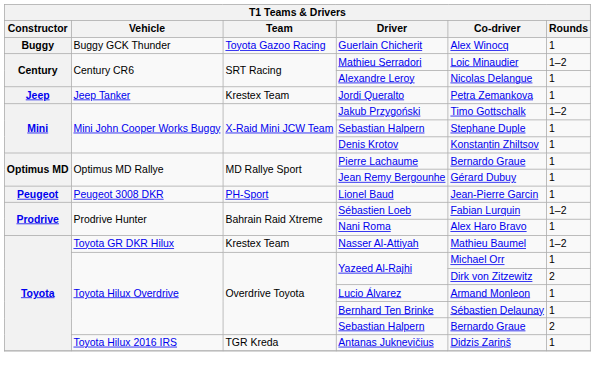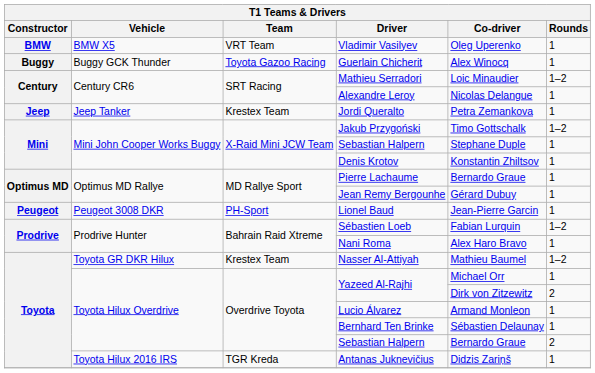+ row: (94, 45)
